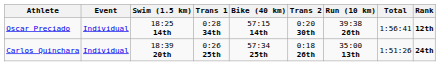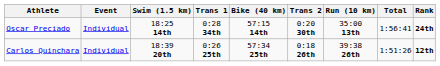(351, 28) 39:38 26th -> (351, 28) 35:00 13th
(424, 28) 12th -> (424, 28) 24th
(351, 50) 35:00 13th -> (351, 50) 39:38 26th
(424, 50) 24th -> (424, 50) 12th
